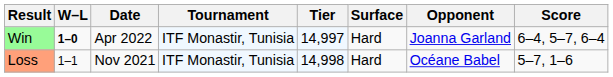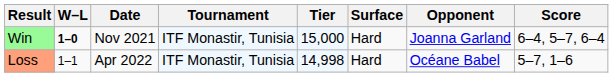(123, 38) Apr 2022 -> (125, 38) Nov 2021
(322, 38) 14,997 -> (322, 38) 15,000
(125, 60) Nov 2021 -> (123, 60) Apr 2022
